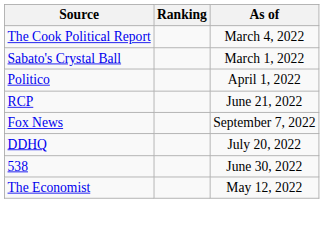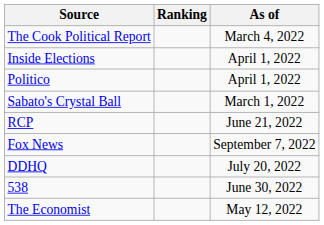+ row: (51, 58)
rows swapped: (64, 58) <-> (29, 79)
